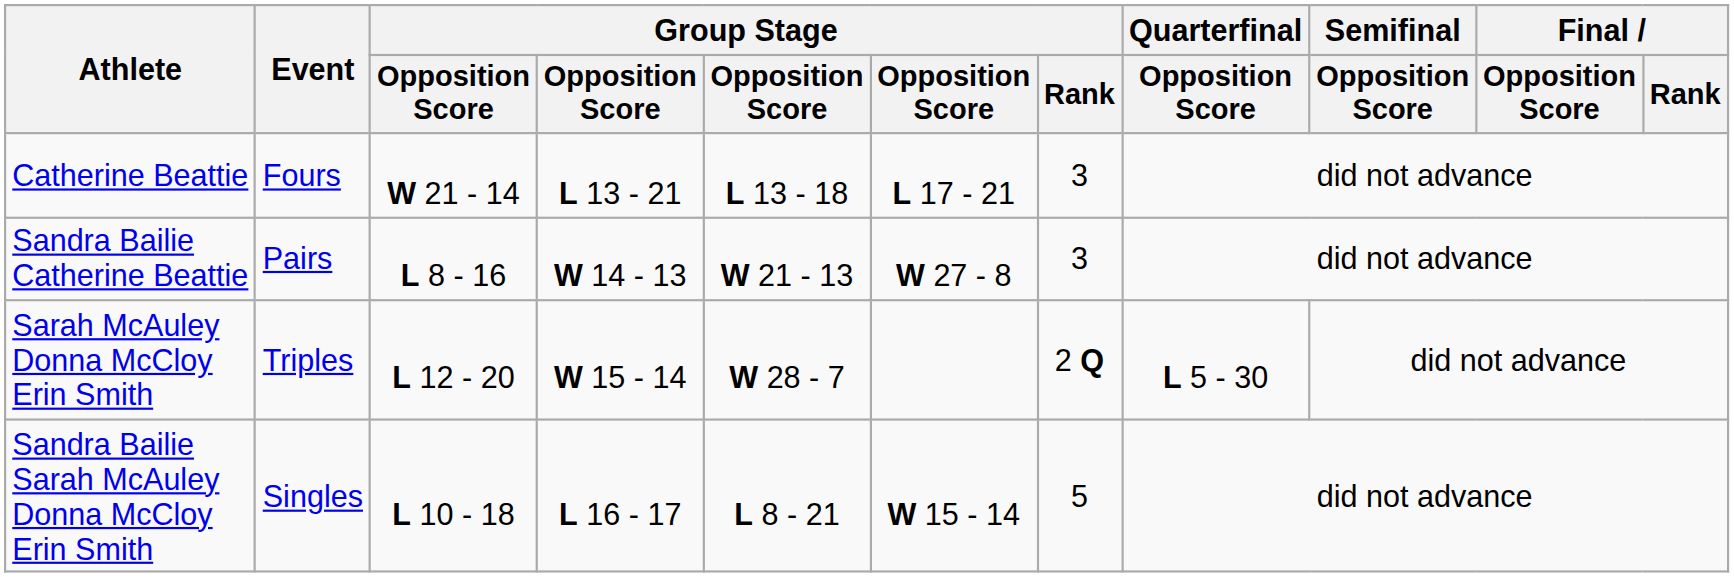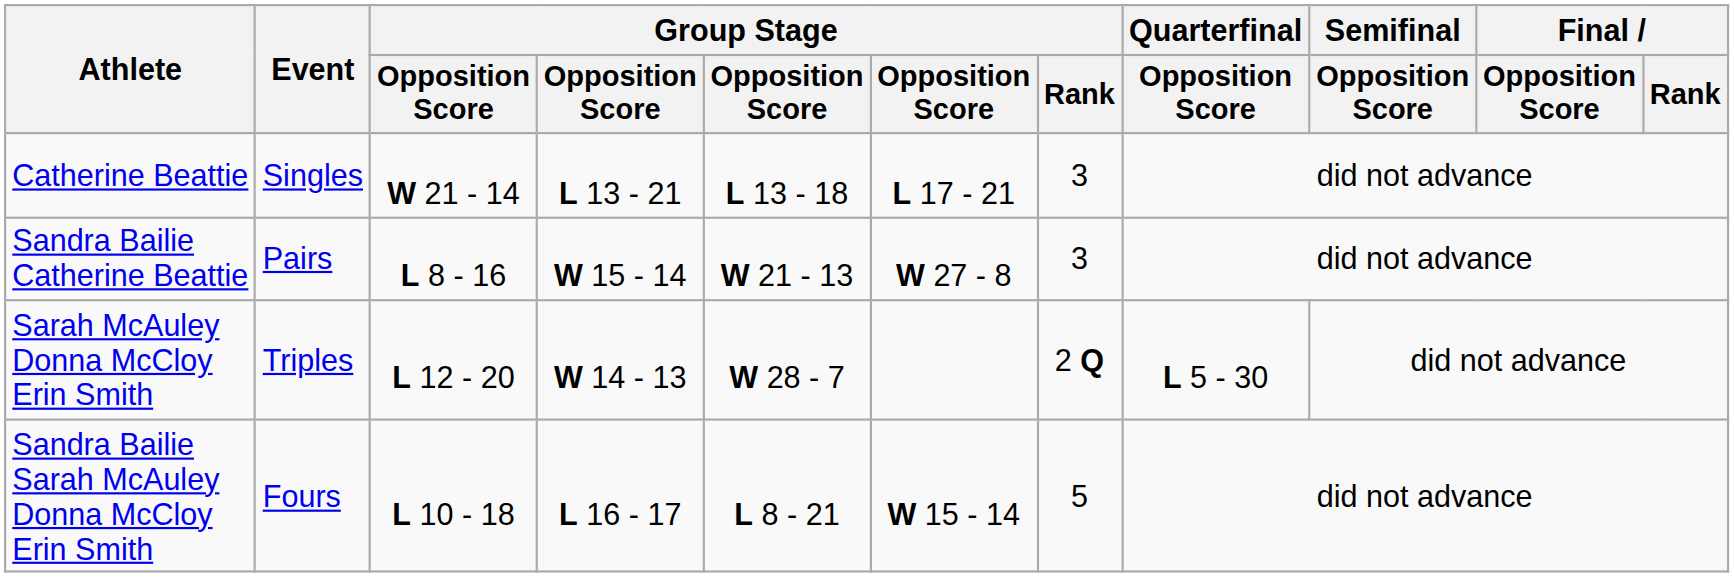(302, 175) Fours -> (313, 175) Singles
(620, 276) W 14 - 13 -> (620, 276) W 15 - 14
(620, 377) W 15 - 14 -> (620, 377) W 14 - 13
(313, 496) Singles -> (302, 496) Fours
